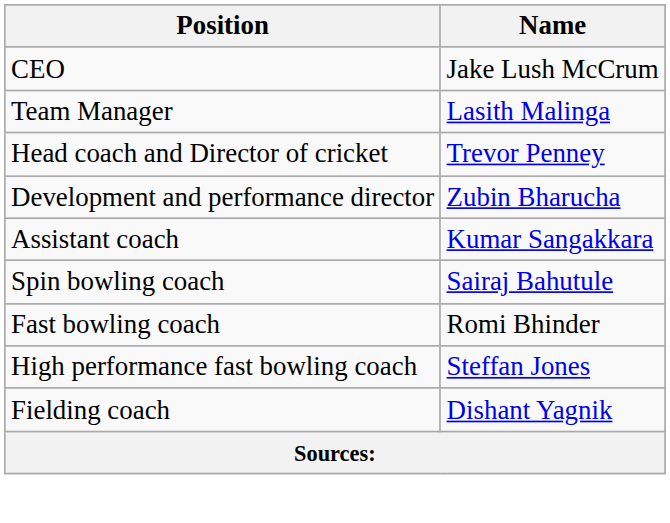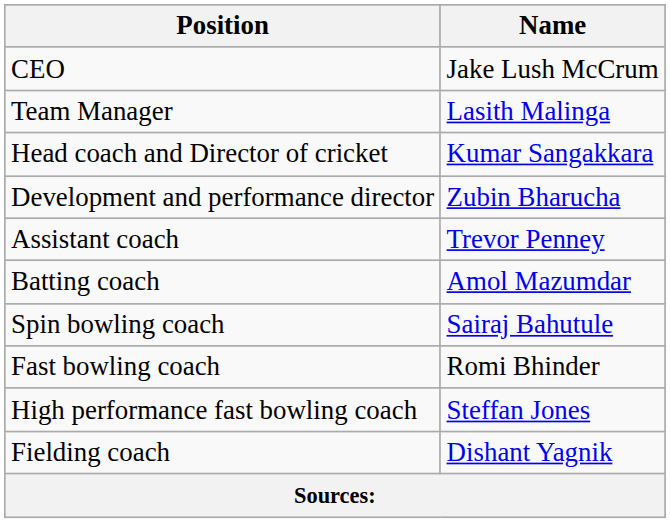(526, 153) Trevor Penney -> (550, 153) Kumar Sangakkara
(550, 238) Kumar Sangakkara -> (526, 238) Trevor Penney
+ row: (85, 281)
